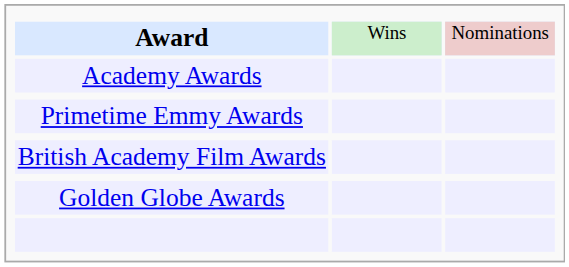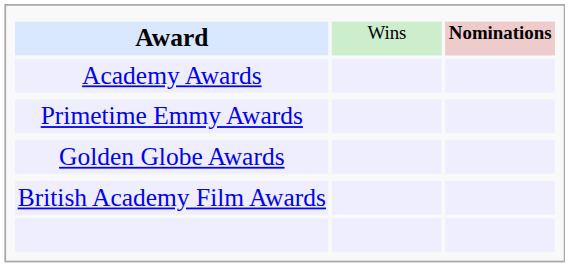(500, 33) normal -> (500, 33) bold
rows swapped: (172, 197) <-> (172, 156)
